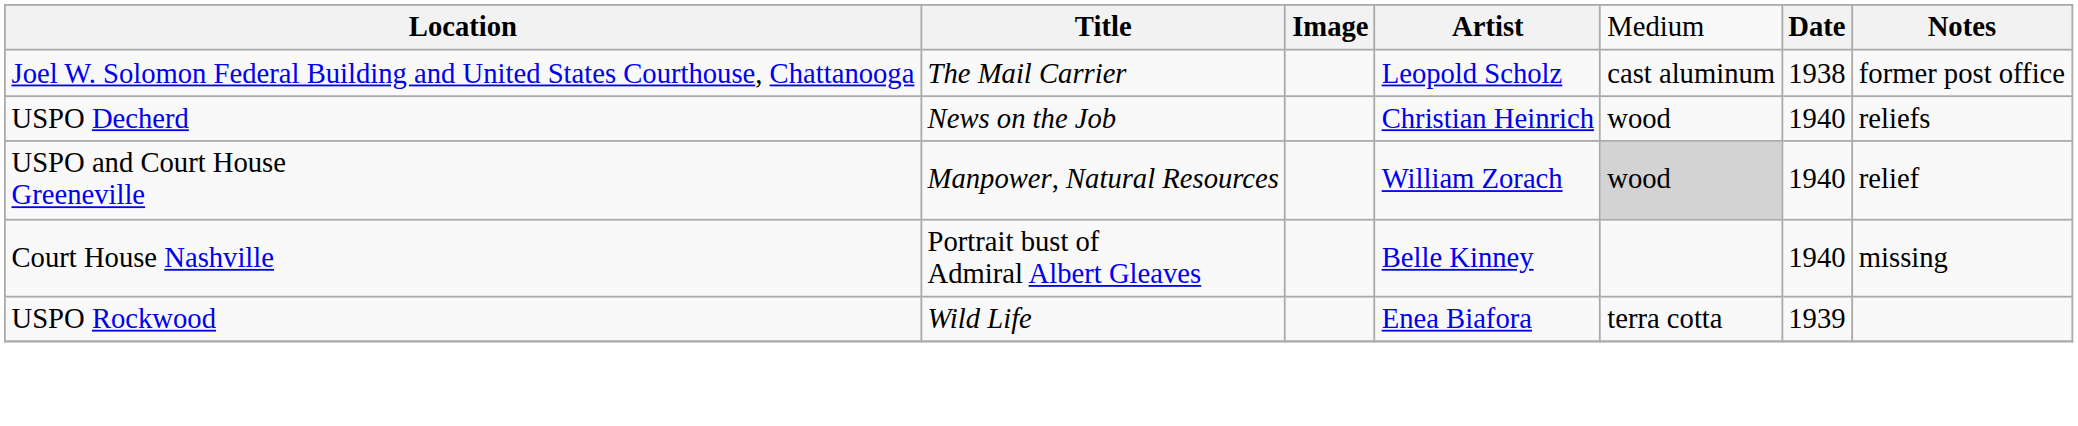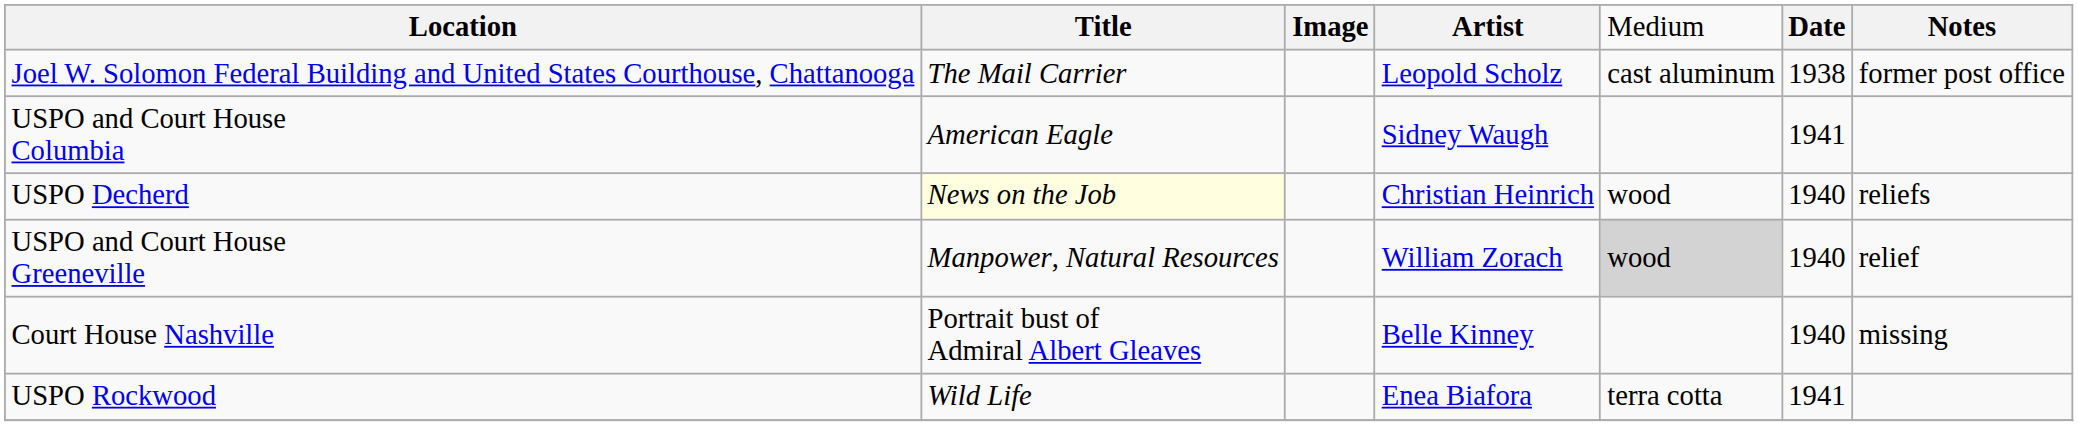+ row: (149, 134)
(1022, 118) no background -> (1022, 195) lightyellow background
(1817, 318) 1939 -> (1817, 396) 1941
